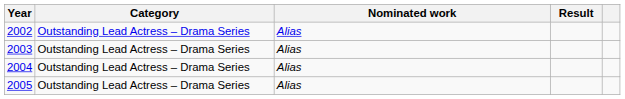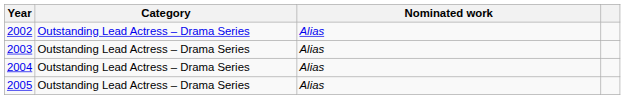- column: (576, 13)
